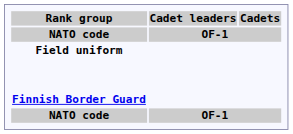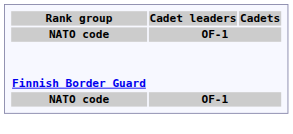- row: (79, 51)
